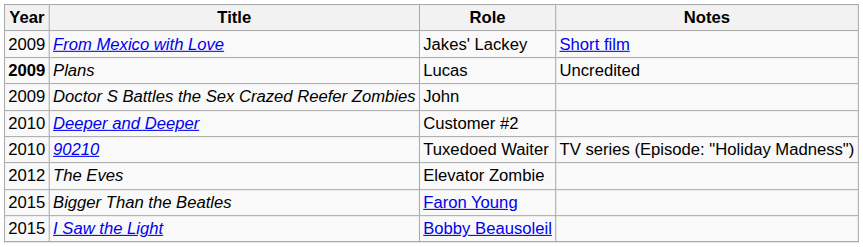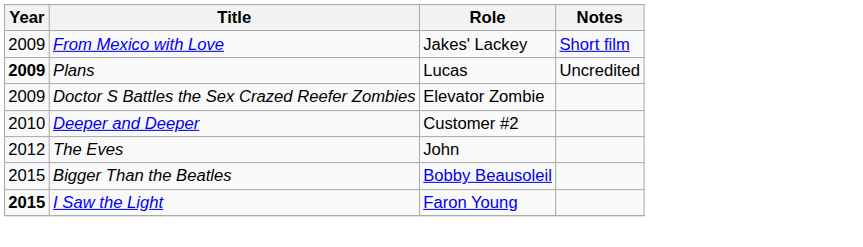(441, 96) John -> (484, 96) Elevator Zombie
- row: (76, 149)
(484, 176) Elevator Zombie -> (441, 149) John
(470, 202) Faron Young -> (488, 176) Bobby Beausoleil
(27, 228) normal -> (27, 202) bold
(488, 228) Bobby Beausoleil -> (470, 202) Faron Young
